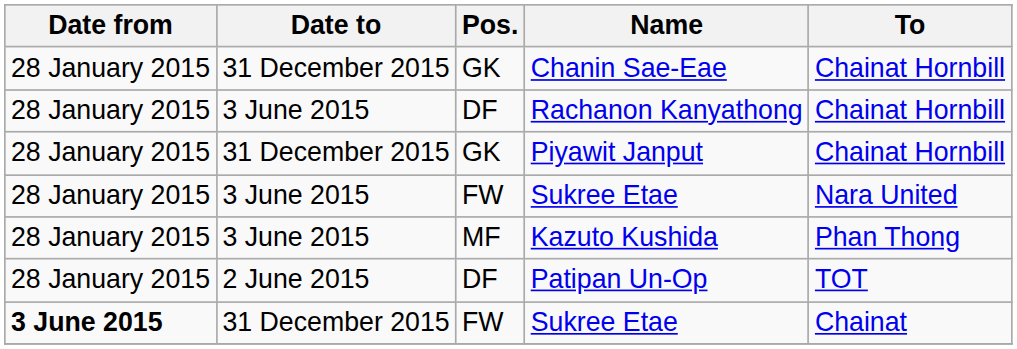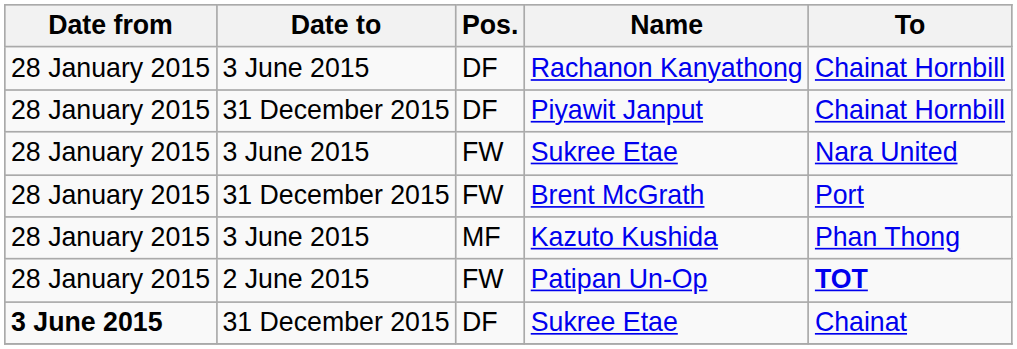- row: (336, 68)
(481, 152) GK -> (480, 110) DF
+ row: (336, 195)
(480, 279) DF -> (483, 279) FW
(841, 279) normal -> (841, 279) bold
(483, 322) FW -> (480, 322) DF
